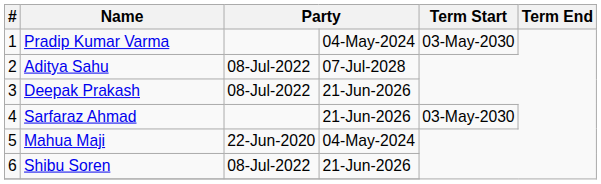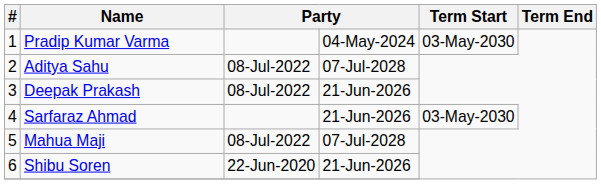(271, 141) 22-Jun-2020 -> (269, 141) 08-Jul-2022
(369, 141) 04-May-2024 -> (364, 141) 07-Jul-2028
(269, 166) 08-Jul-2022 -> (271, 166) 22-Jun-2020
